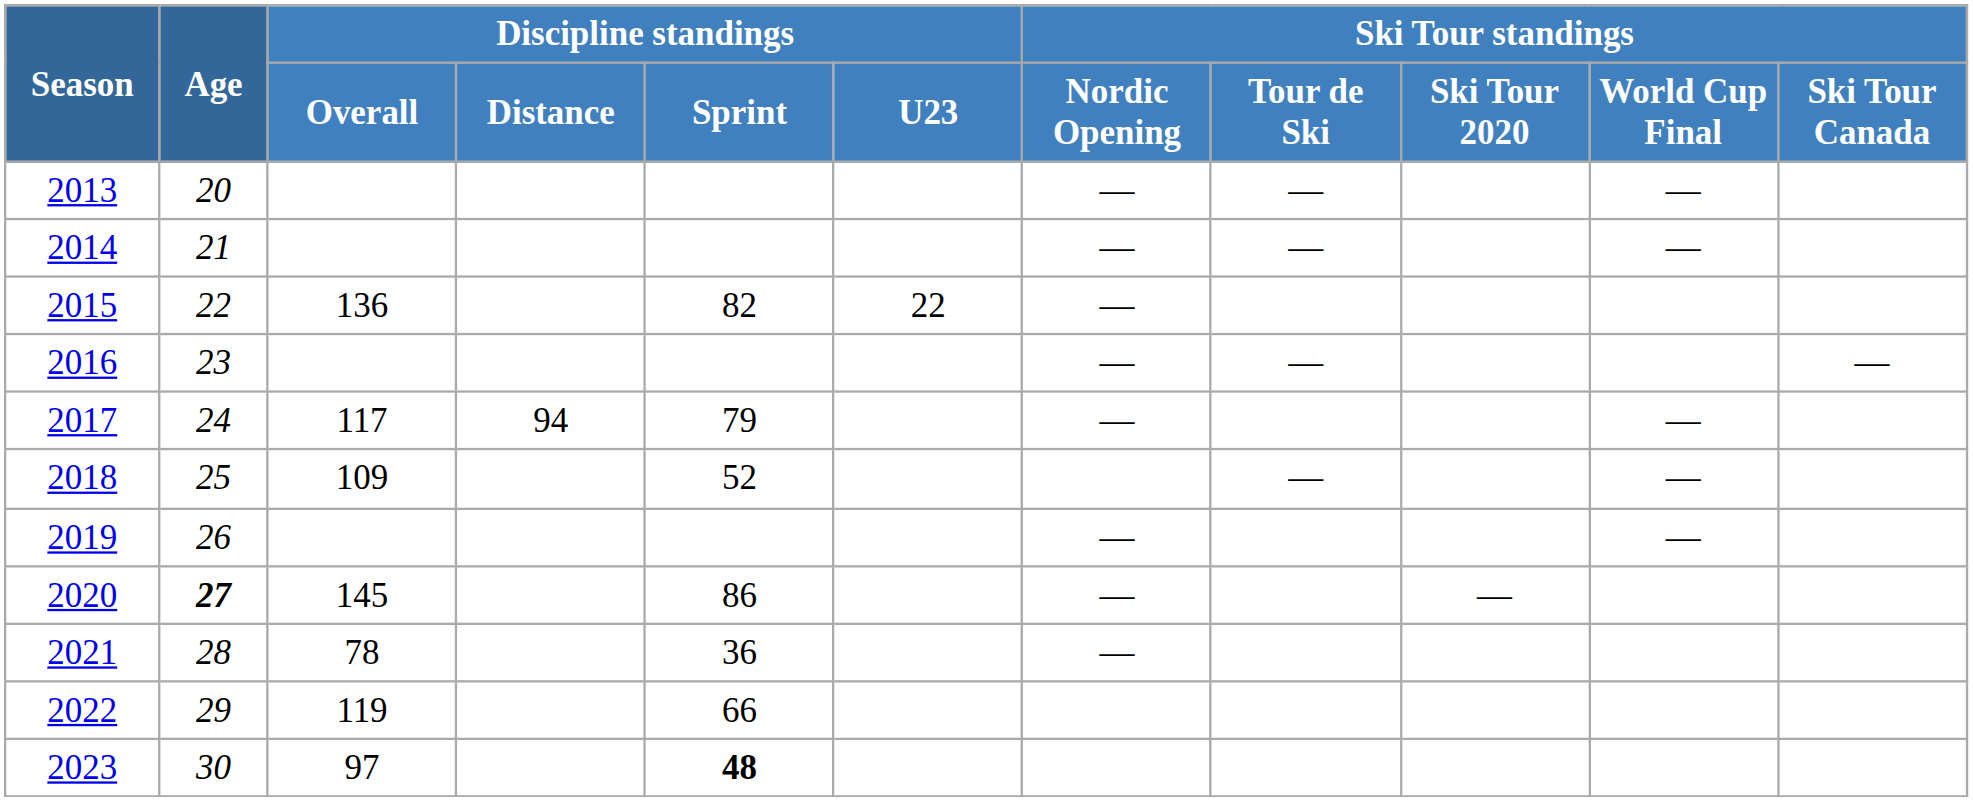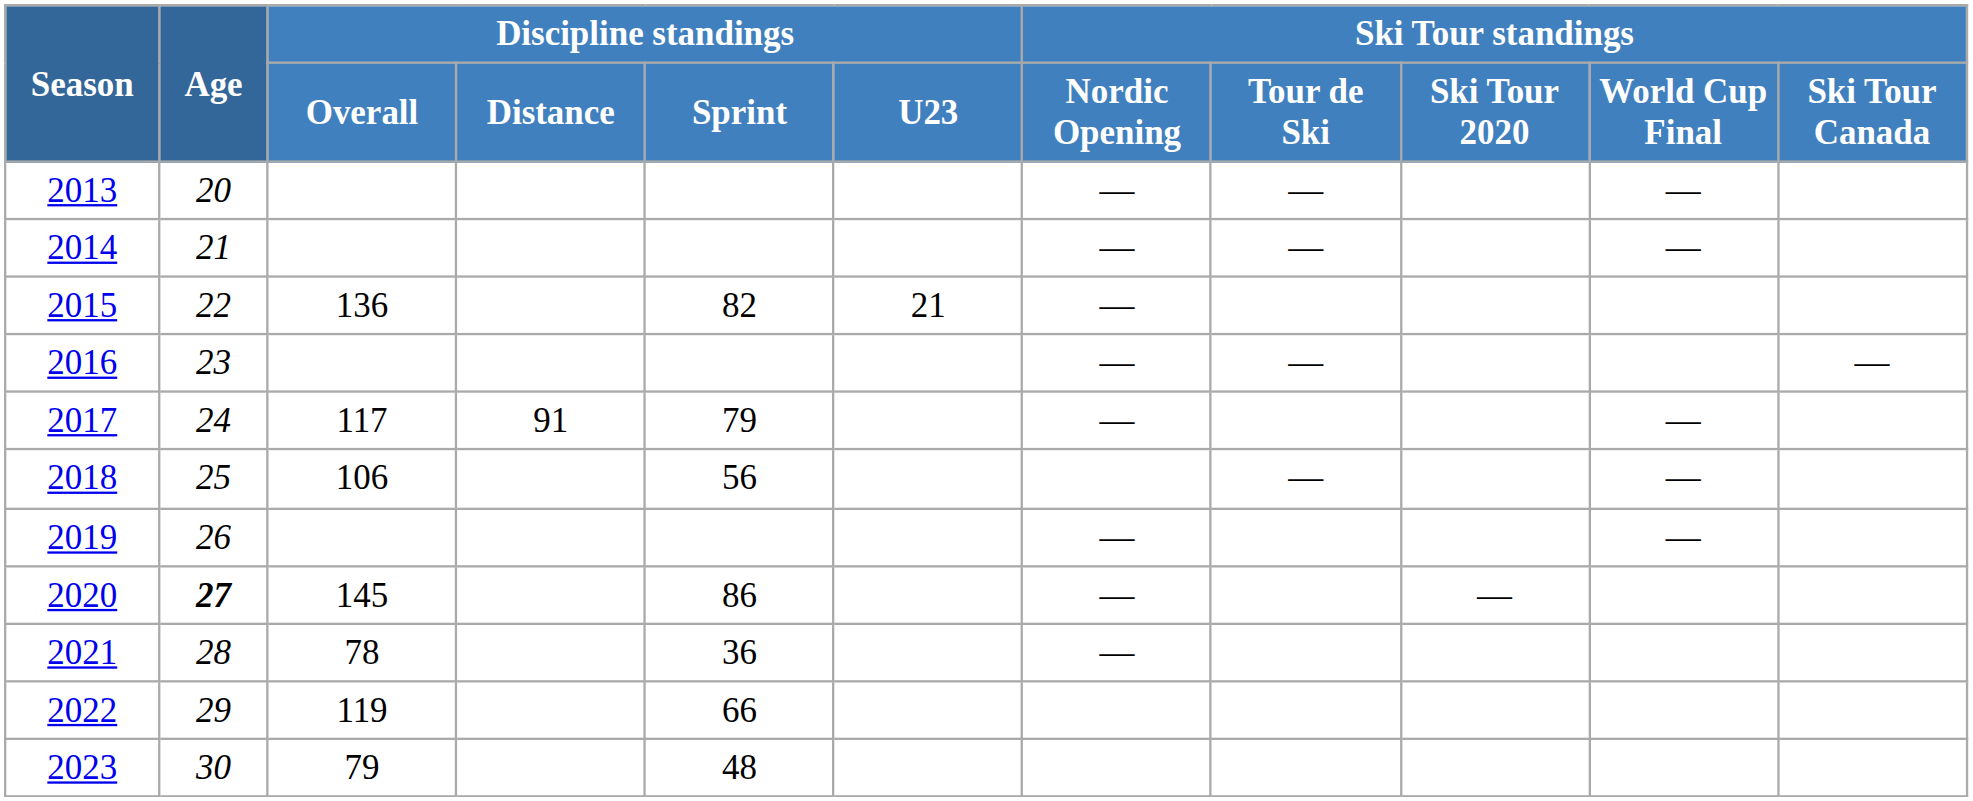(928, 305) 22 -> (928, 305) 21
(551, 420) 94 -> (551, 420) 91
(362, 478) 109 -> (362, 478) 106
(739, 478) 52 -> (739, 478) 56
(362, 766) 97 -> (362, 766) 79
(739, 766) bold -> (739, 766) normal
